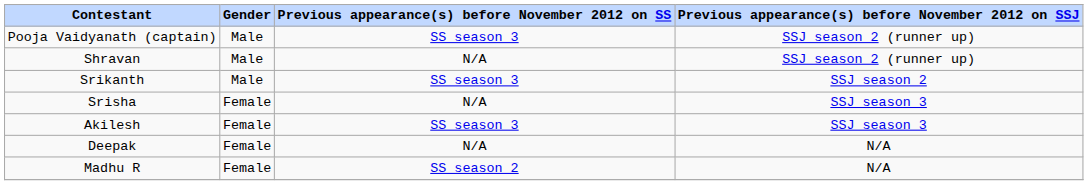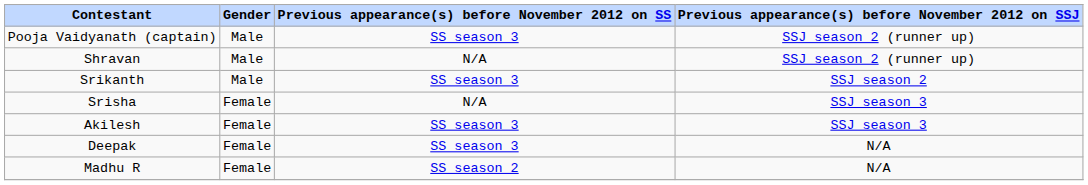(474, 146) N/A -> (474, 146) SS season 3
